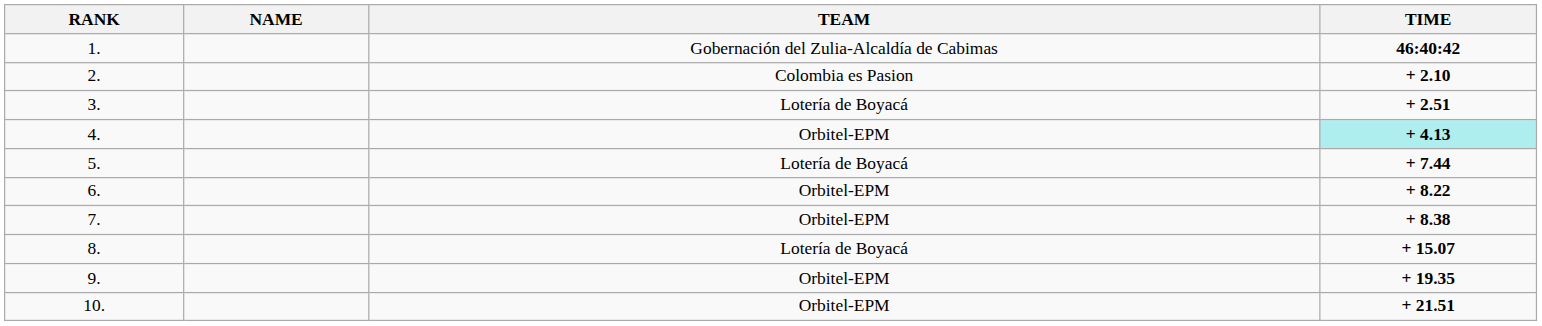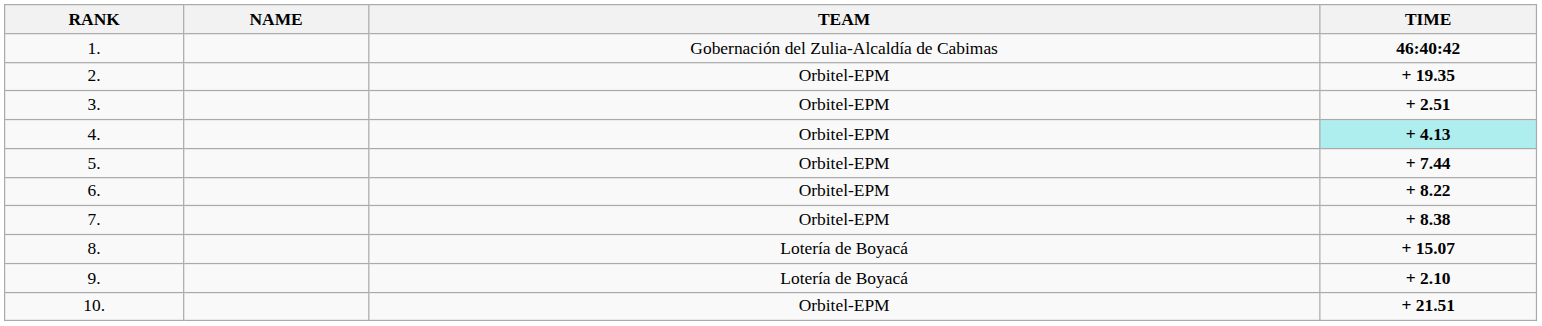(844, 76) Colombia es Pasion -> (844, 76) Orbitel-EPM
(1428, 76) + 2.10 -> (1428, 76) + 19.35
(844, 105) Lotería de Boyacá -> (844, 105) Orbitel-EPM
(844, 162) Lotería de Boyacá -> (844, 162) Orbitel-EPM
(844, 277) Orbitel-EPM -> (844, 277) Lotería de Boyacá
(1428, 277) + 19.35 -> (1428, 277) + 2.10
